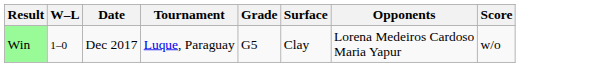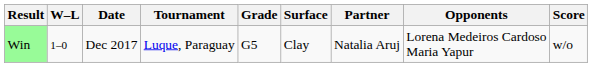+ column: (367, 15)
